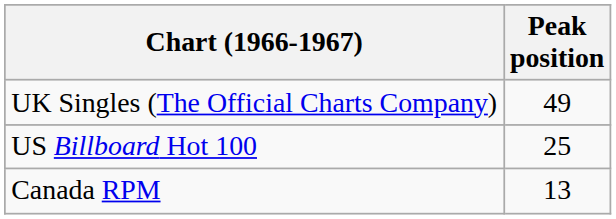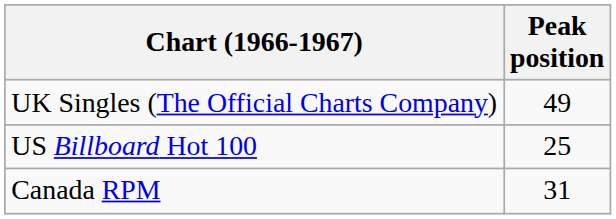(557, 190) 13 -> (557, 190) 31
